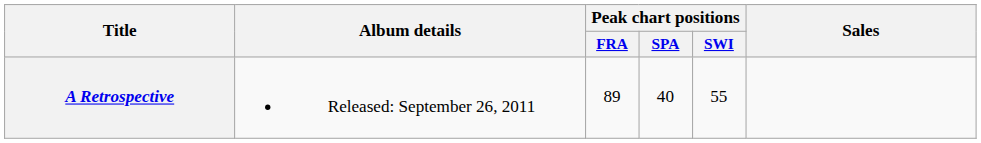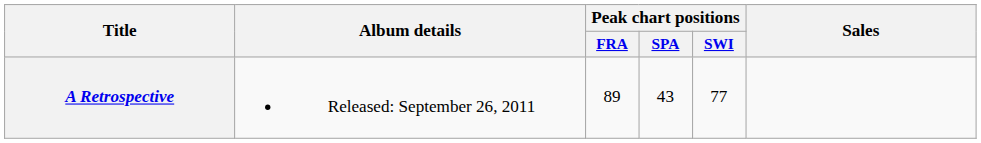(665, 97) 40 -> (665, 97) 43
(719, 97) 55 -> (719, 97) 77
